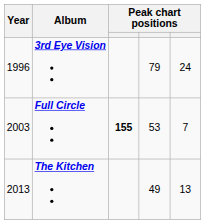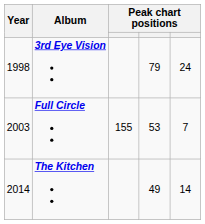(18, 67) 1996 -> (18, 67) 1998
(124, 128) bold -> (124, 128) normal
(18, 189) 2013 -> (18, 189) 2014
(185, 189) 13 -> (185, 189) 14
